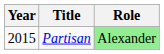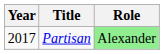(22, 37) 2015 -> (22, 37) 2017
